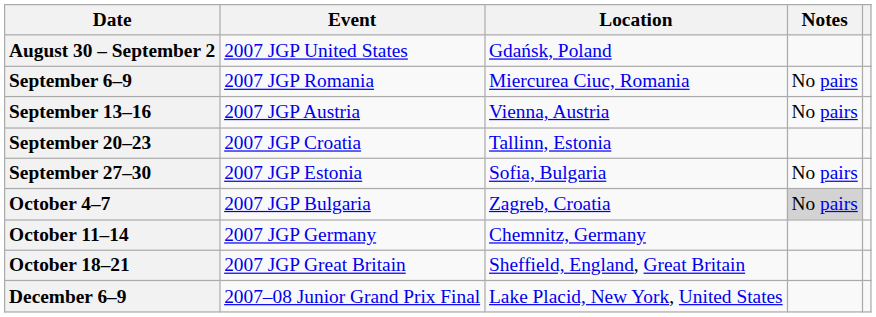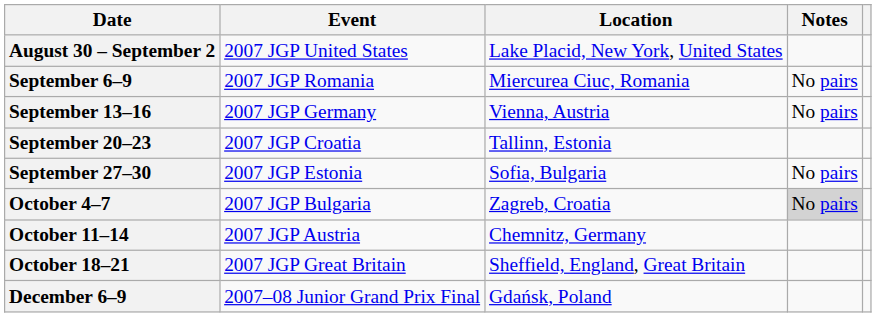(550, 50) Gdańsk, Poland -> (636, 50) Lake Placid, New York, United States
(292, 111) 2007 JGP Austria -> (300, 111) 2007 JGP Germany
(300, 234) 2007 JGP Germany -> (292, 234) 2007 JGP Austria
(636, 296) Lake Placid, New York, United States -> (550, 296) Gdańsk, Poland
